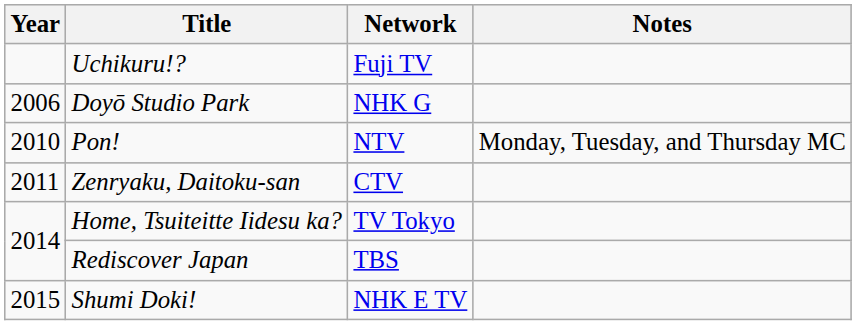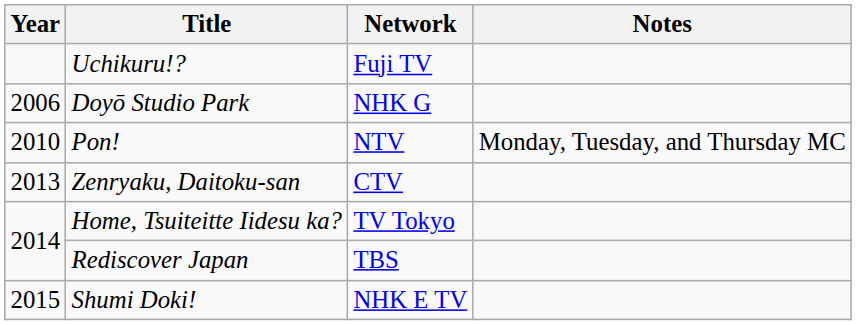(35, 181) 2011 -> (35, 181) 2013
